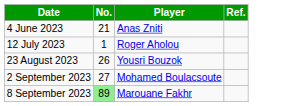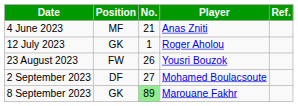+ column: (116, 12)
